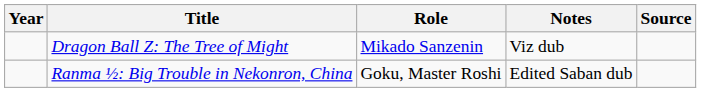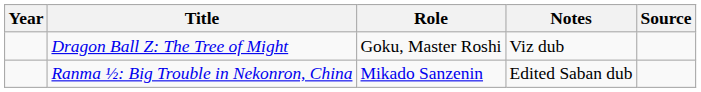(422, 45) Mikado Sanzenin -> (431, 45) Goku, Master Roshi
(431, 73) Goku, Master Roshi -> (422, 73) Mikado Sanzenin
